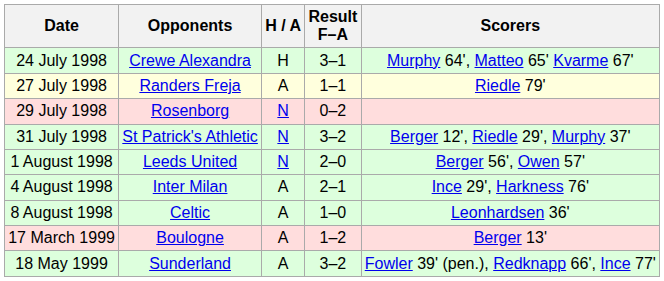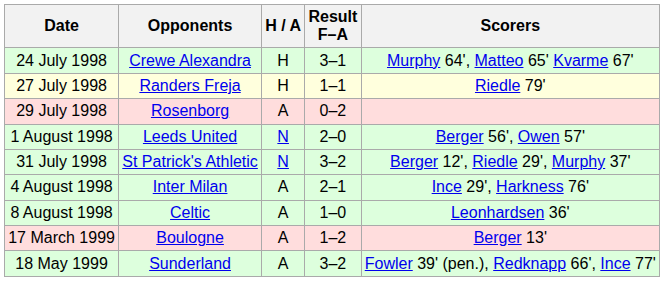(283, 85) A -> (283, 85) H
(283, 111) N -> (283, 111) A
rows swapped: (62, 136) <-> (62, 162)
